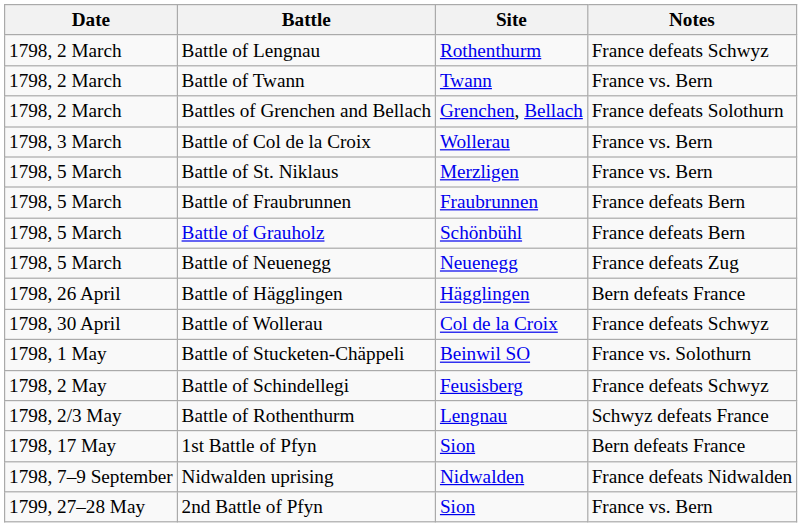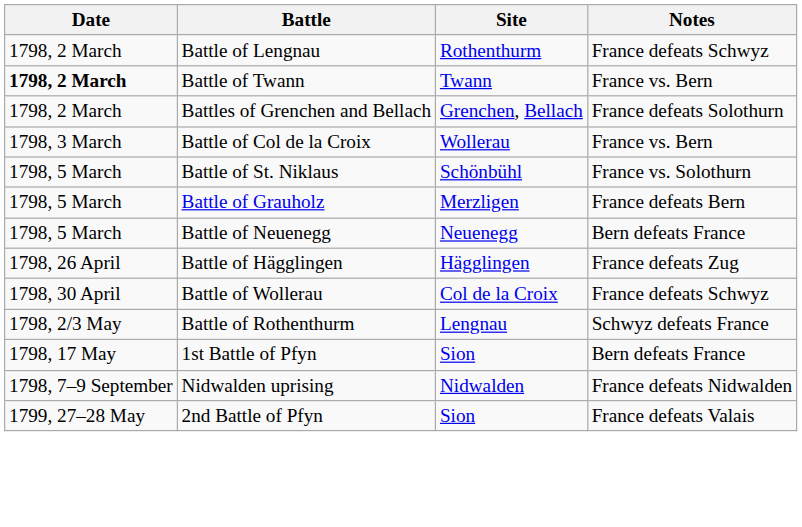(65, 80) normal -> (68, 80) bold
(479, 171) Merzligen -> (481, 171) Schönbühl
(652, 171) France vs. Bern -> (671, 171) France vs. Solothurn
- row: (266, 202)
(481, 232) Schönbühl -> (479, 202) Merzligen
(665, 263) France defeats Zug -> (668, 232) Bern defeats France
(668, 293) Bern defeats France -> (665, 263) France defeats Zug
- row: (293, 354)
- row: (265, 385)
(652, 506) France vs. Bern -> (673, 415) France defeats Valais
